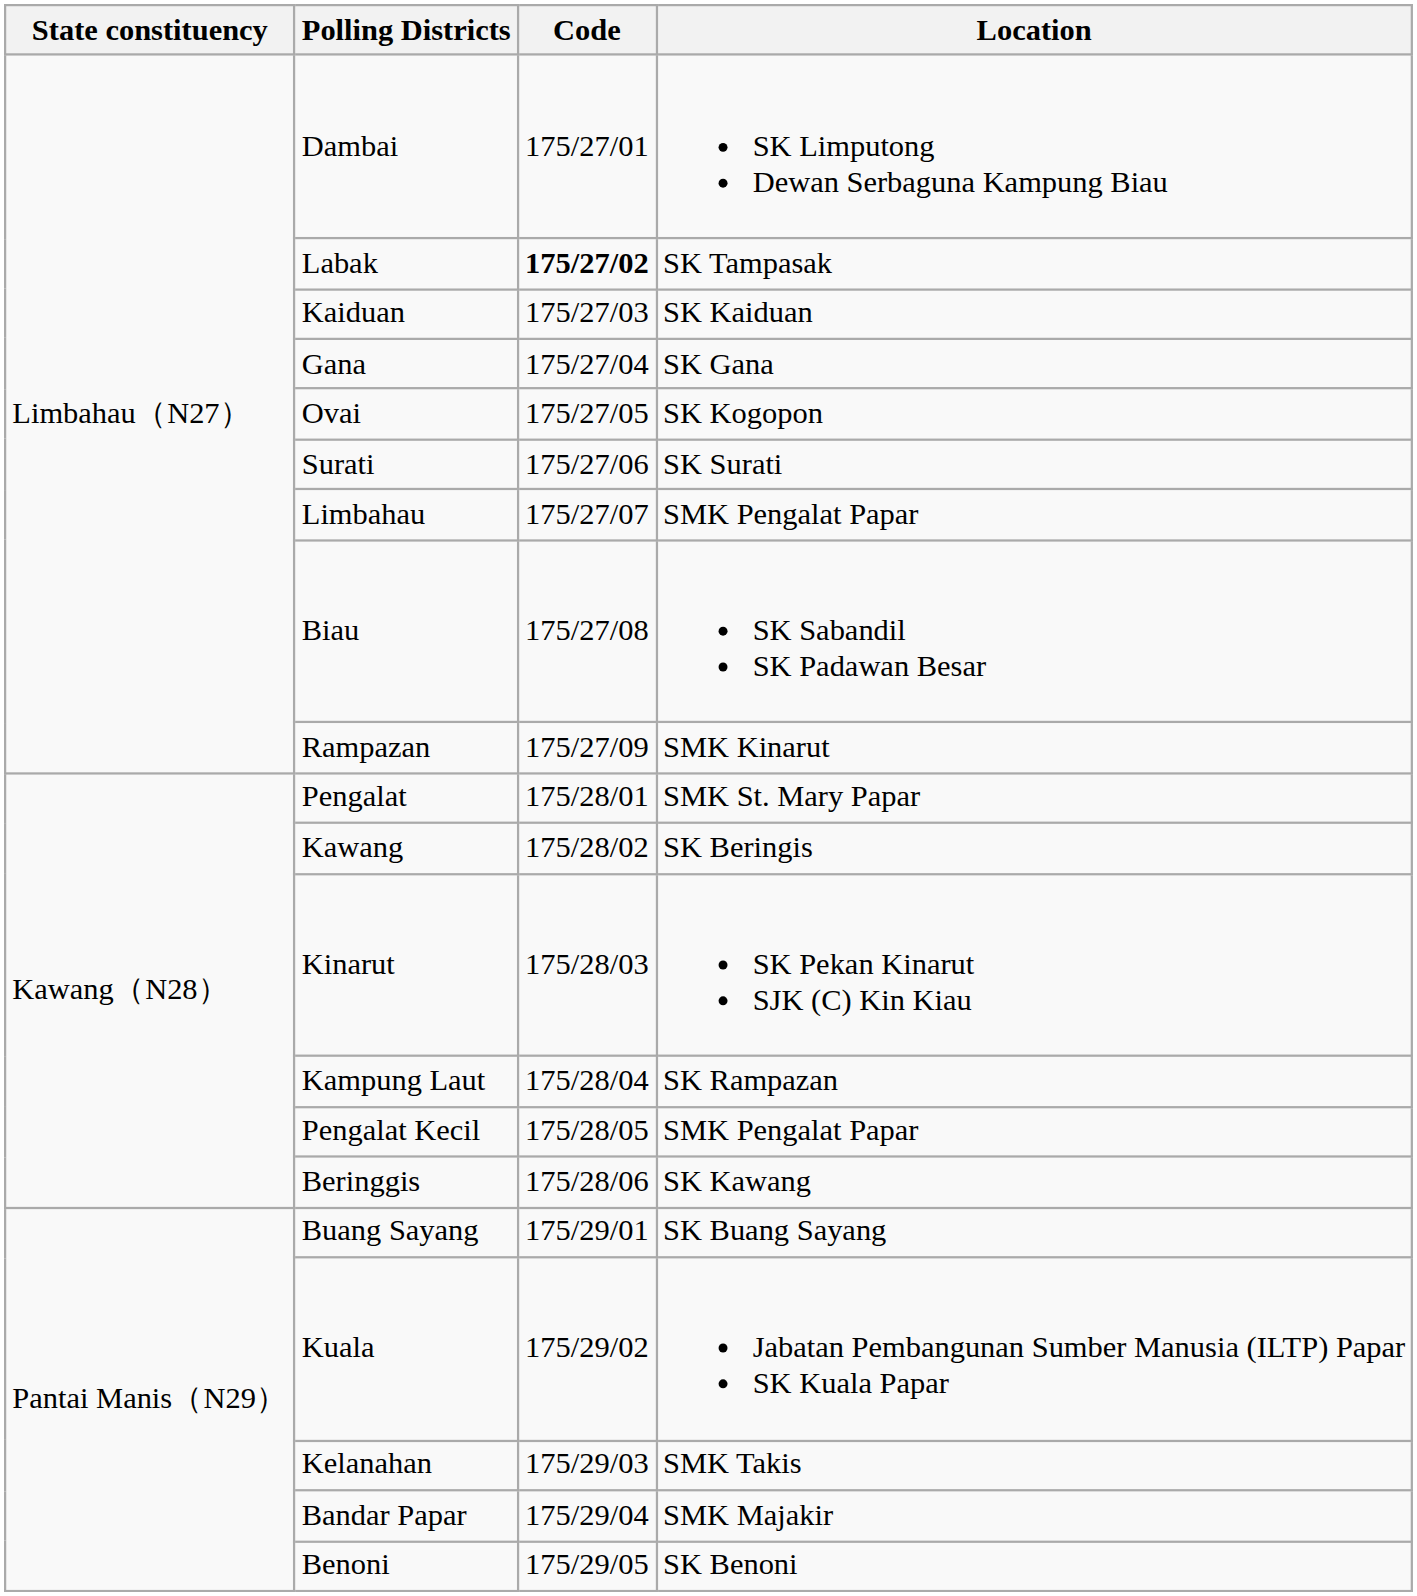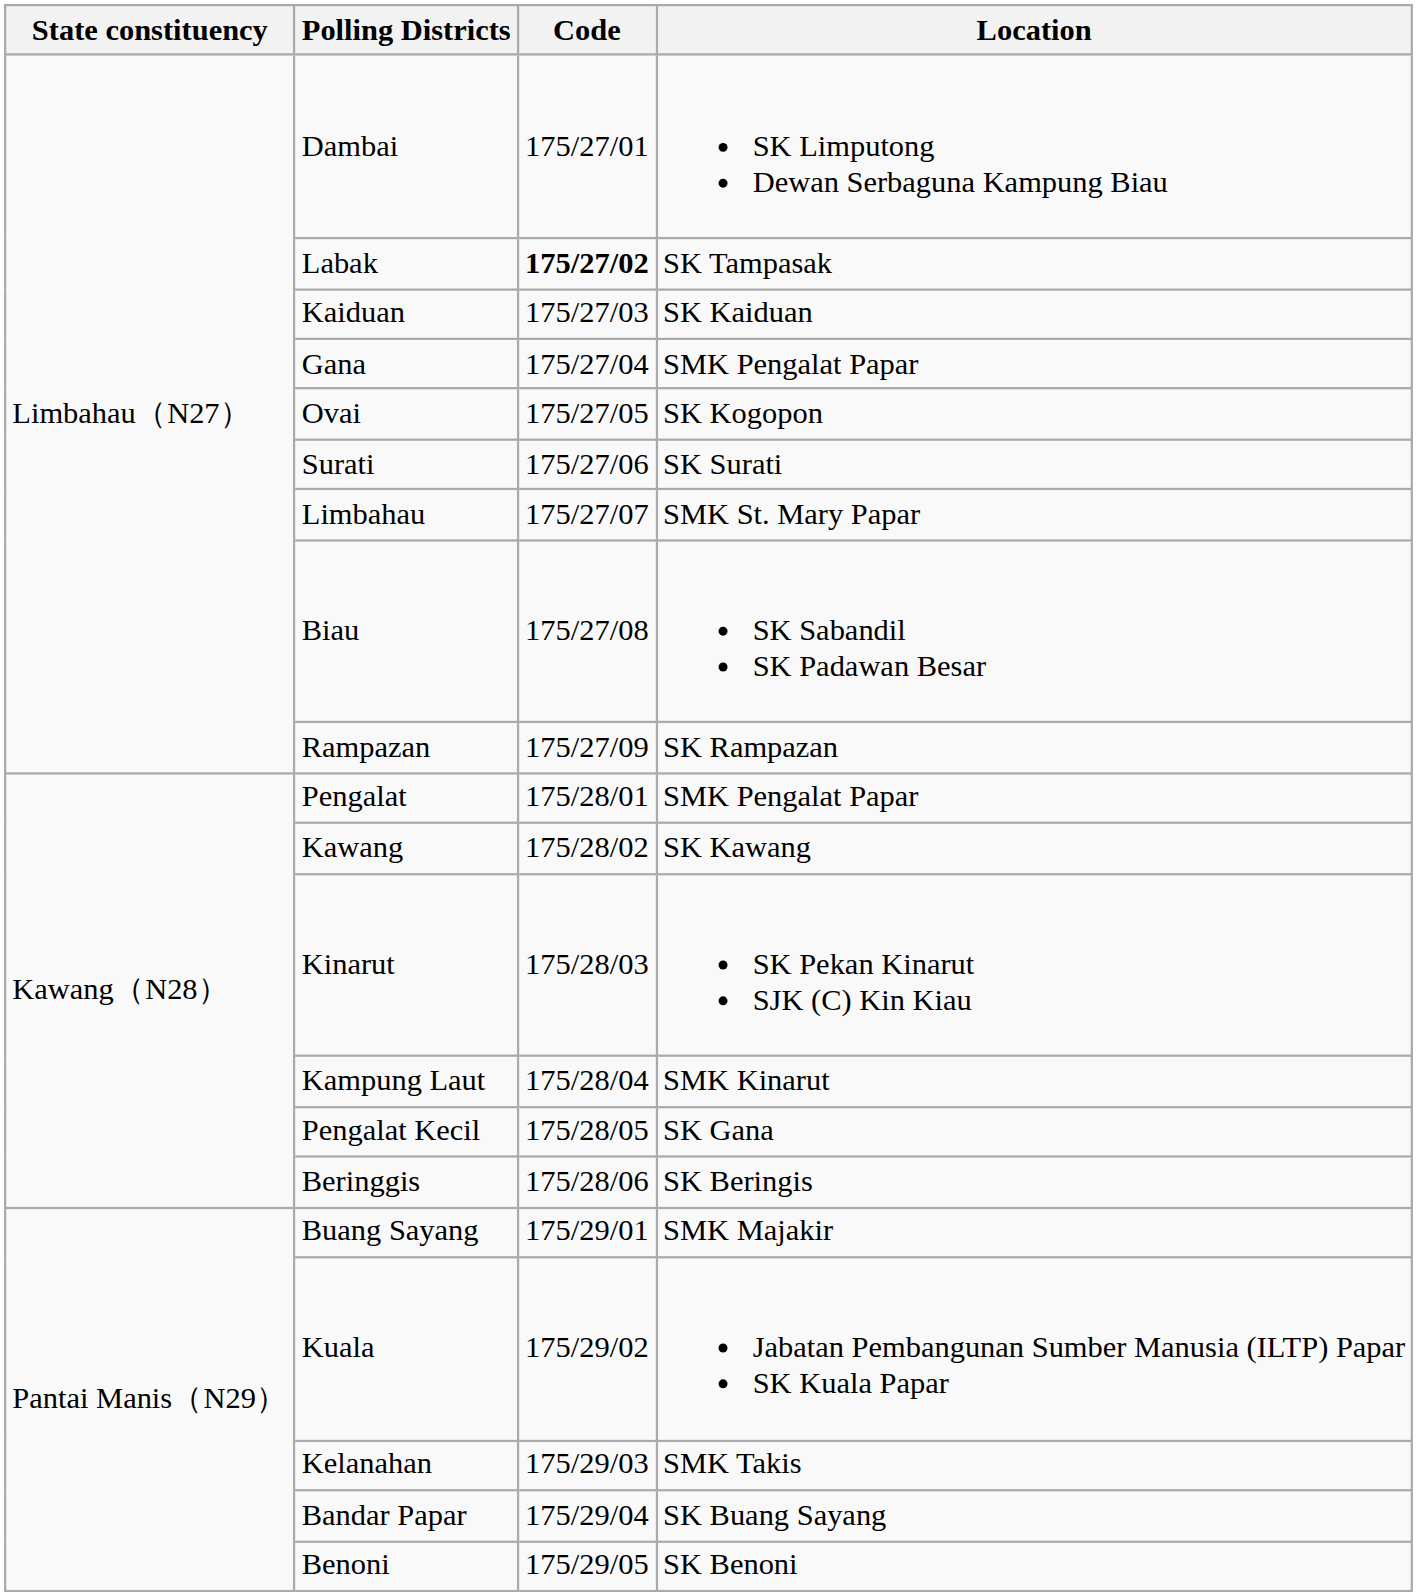(718, 362) SK Gana -> (791, 362) SMK Pengalat Papar
(791, 513) SMK Pengalat Papar -> (792, 513) SMK St. Mary Papar
(746, 746) SMK Kinarut -> (751, 746) SK Rampazan
(792, 796) SMK St. Mary Papar -> (791, 796) SMK Pengalat Papar
(738, 847) SK Beringis -> (737, 847) SK Kawang
(751, 1080) SK Rampazan -> (746, 1080) SMK Kinarut
(791, 1130) SMK Pengalat Papar -> (718, 1130) SK Gana
(737, 1180) SK Kawang -> (738, 1180) SK Beringis
(775, 1231) SK Buang Sayang -> (748, 1231) SMK Majakir
(748, 1514) SMK Majakir -> (775, 1514) SK Buang Sayang
